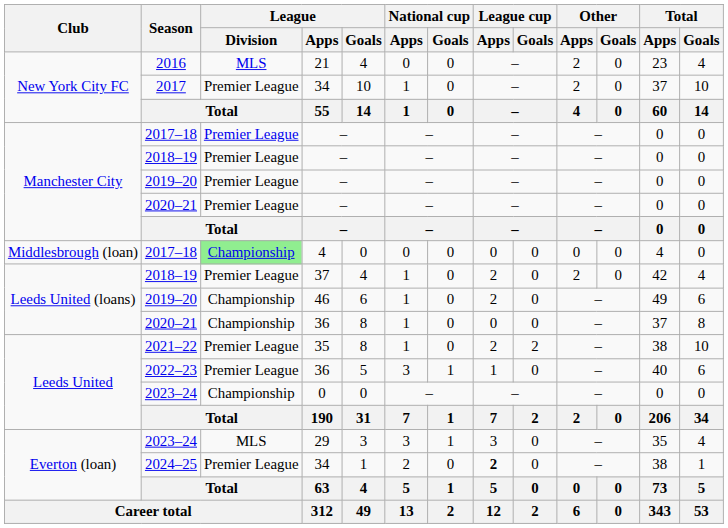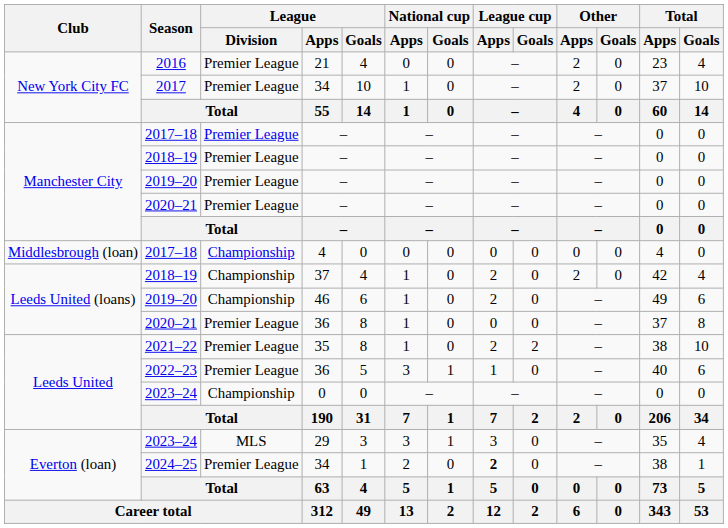(251, 63) MLS -> (251, 63) Premier League
(251, 252) lightgreen background -> (251, 252) no background
(251, 275) Premier League -> (251, 275) Championship
(251, 323) Championship -> (251, 323) Premier League
